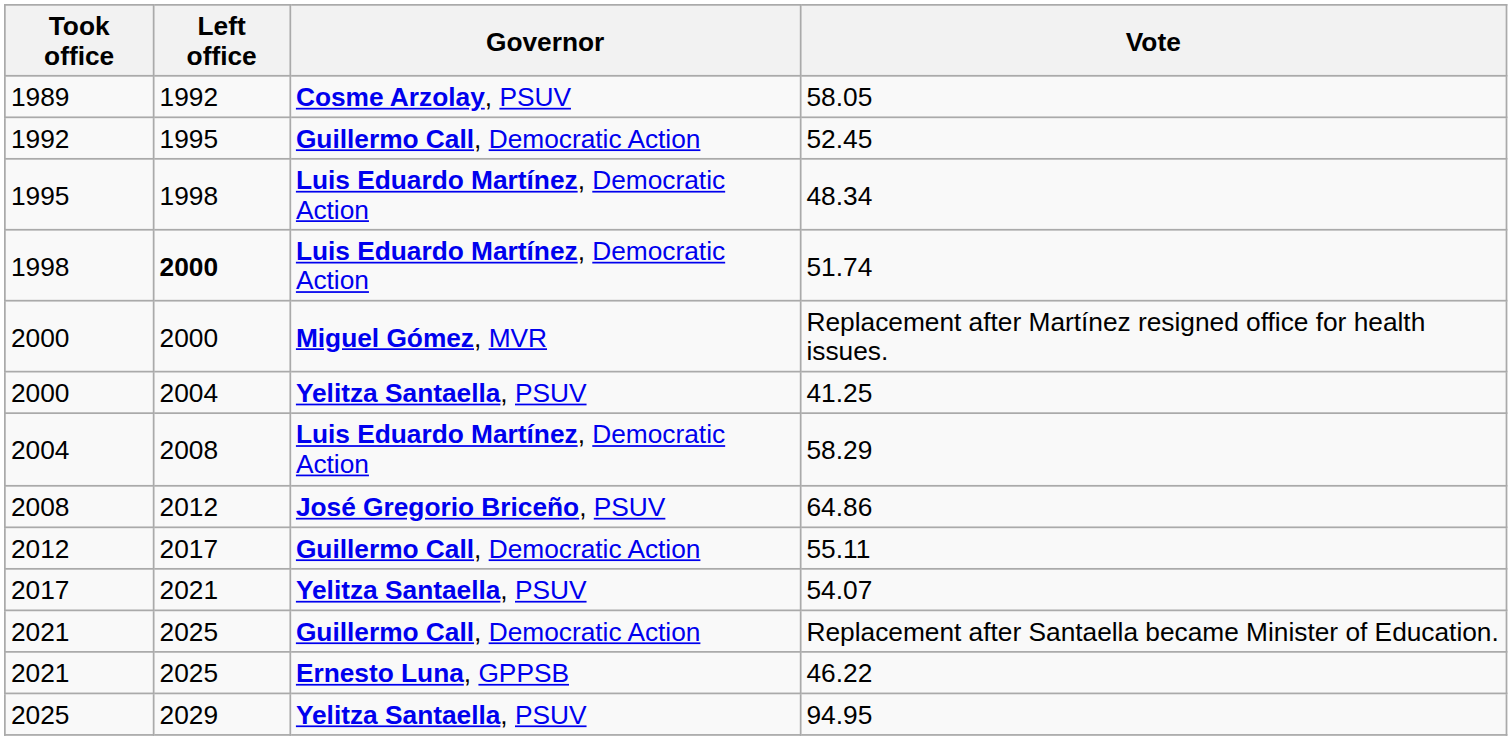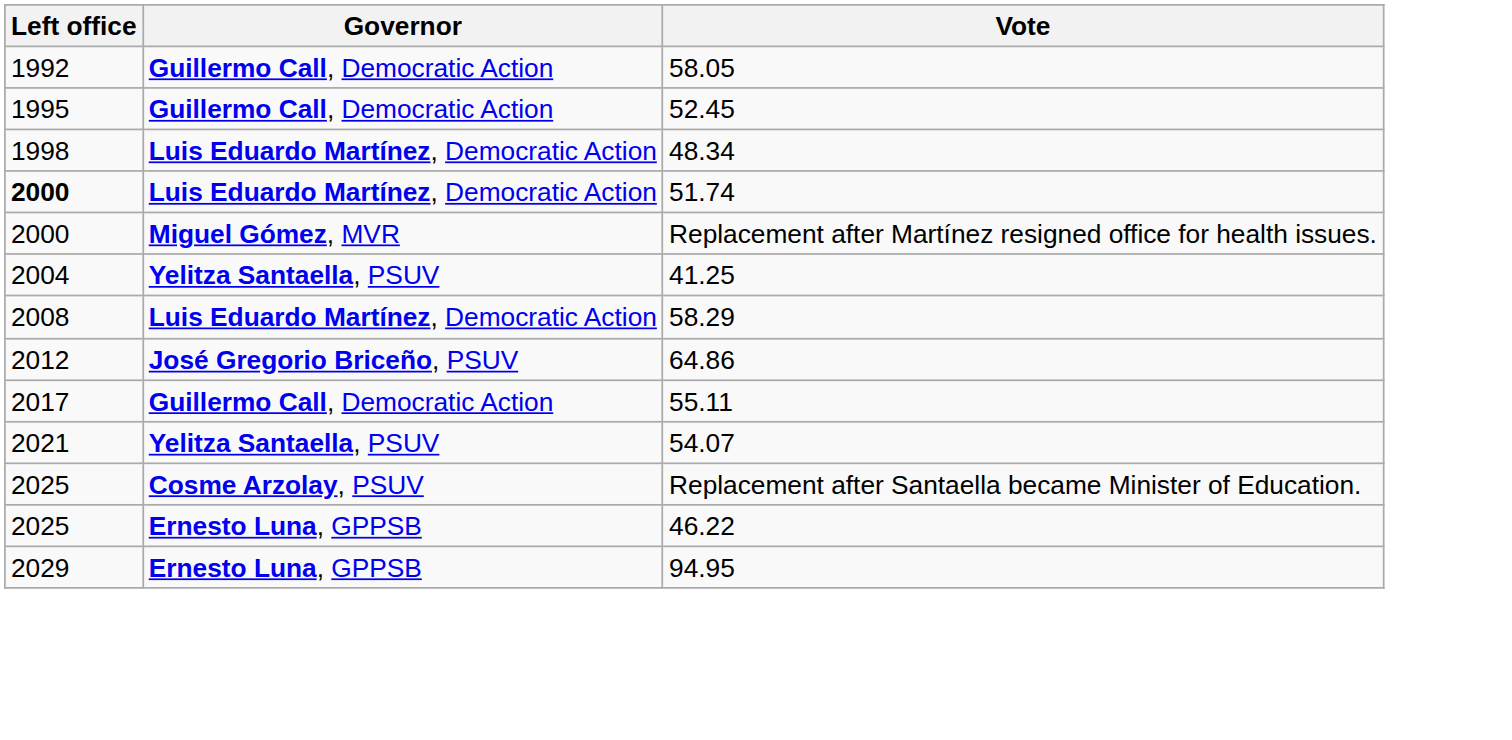- column: (79, 41)
(433, 97) Cosme Arzolay, PSUV -> (351, 67) Guillermo Call, Democratic Action
(498, 631) Guillermo Call, Democratic Action -> (286, 484) Cosme Arzolay, PSUV
(441, 714) Yelitza Santaella, PSUV -> (285, 567) Ernesto Luna, GPPSB
